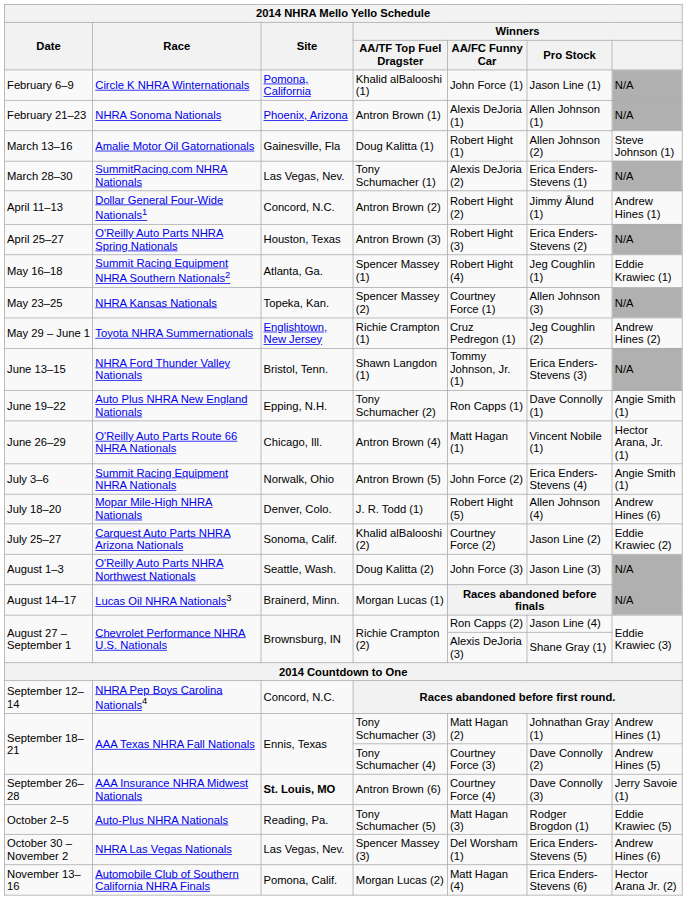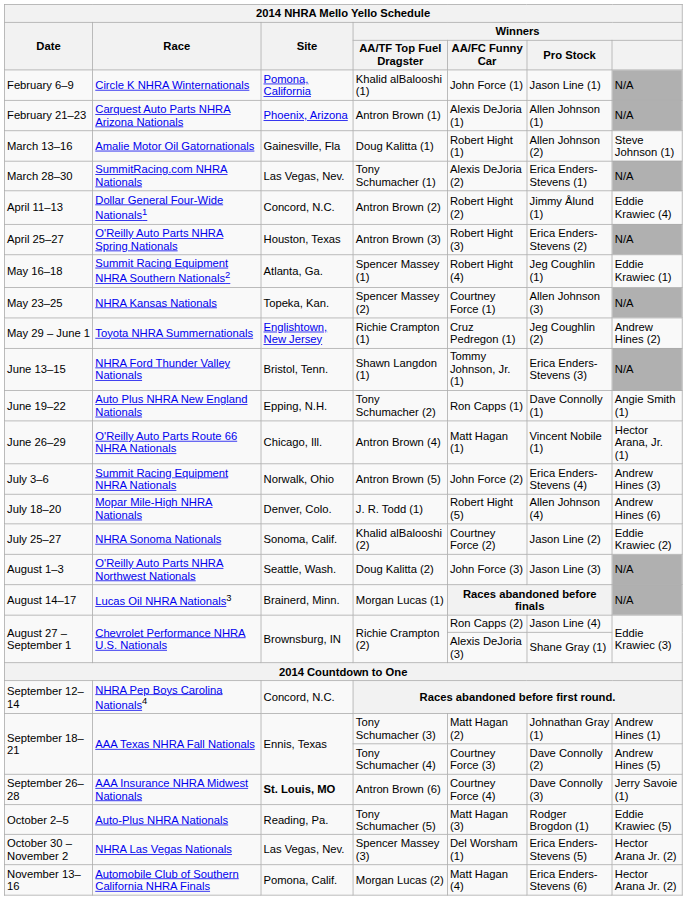(158, 116) NHRA Sonoma Nationals -> (163, 116) Carquest Auto Parts NHRA Arizona Nationals
(638, 208) Andrew Hines (1) -> (643, 208) Eddie Krawiec (4)
(645, 479) Angie Smith (1) -> (638, 479) Andrew Hines (3)
(163, 540) Carquest Auto Parts NHRA Arizona Nationals -> (158, 540) NHRA Sonoma Nationals
(638, 850) Andrew Hines (6) -> (646, 850) Hector Arana Jr. (2)
